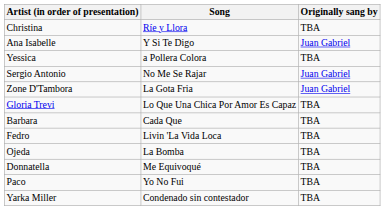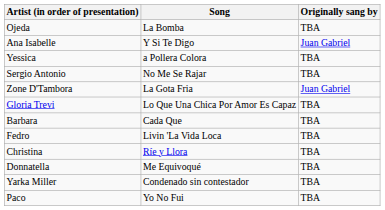rows swapped: (18, 151) <-> (24, 27)
(325, 74) Juan Gabriel -> (310, 74) TBA
rows swapped: (16, 182) <-> (31, 197)
